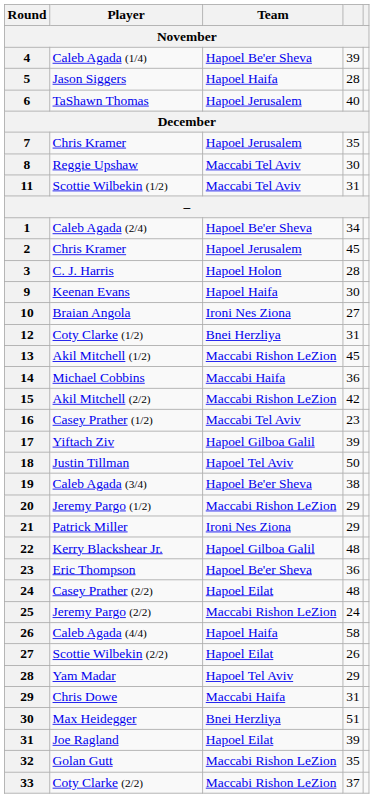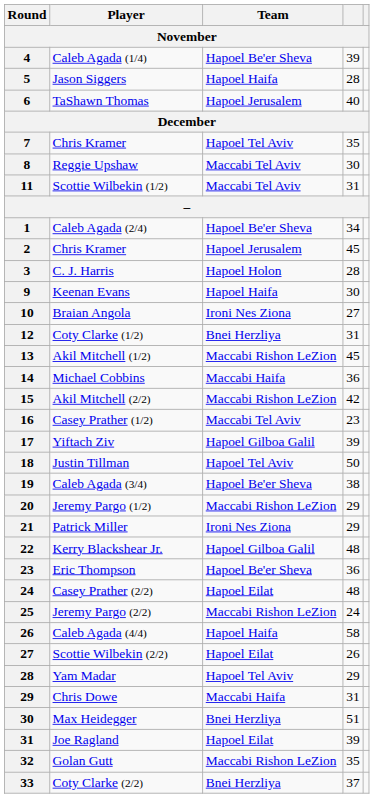(254, 143) Hapoel Jerusalem -> (249, 143) Hapoel Tel Aviv
(271, 782) Maccabi Rishon LeZion -> (243, 782) Bnei Herzliya
